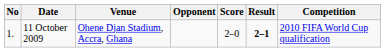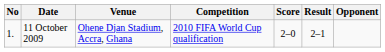columns swapped: (194, 12) <-> (329, 12)
(262, 33) bold -> (318, 33) normal
